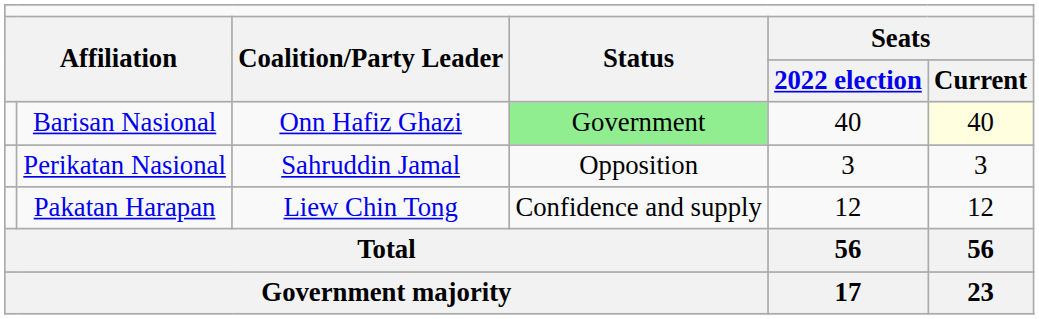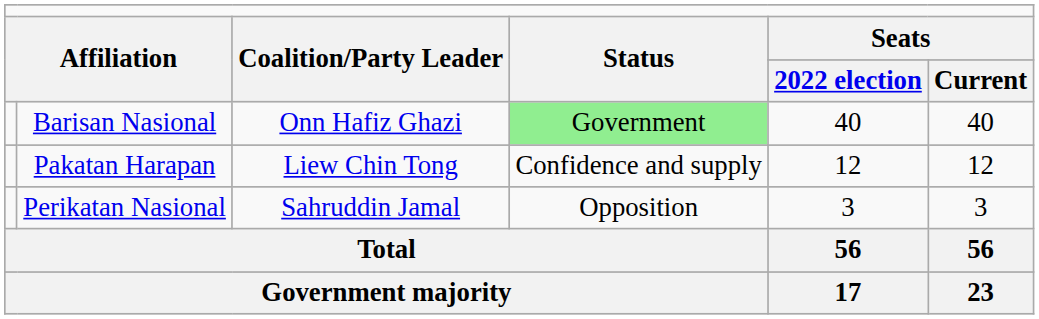(981, 122) lightyellow background -> (981, 122) no background
rows swapped: (125, 207) <-> (125, 165)
